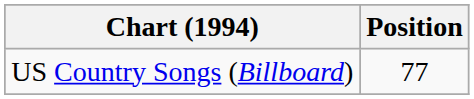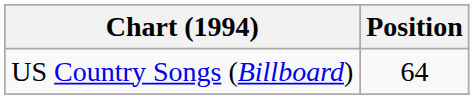(414, 71) 77 -> (414, 71) 64
